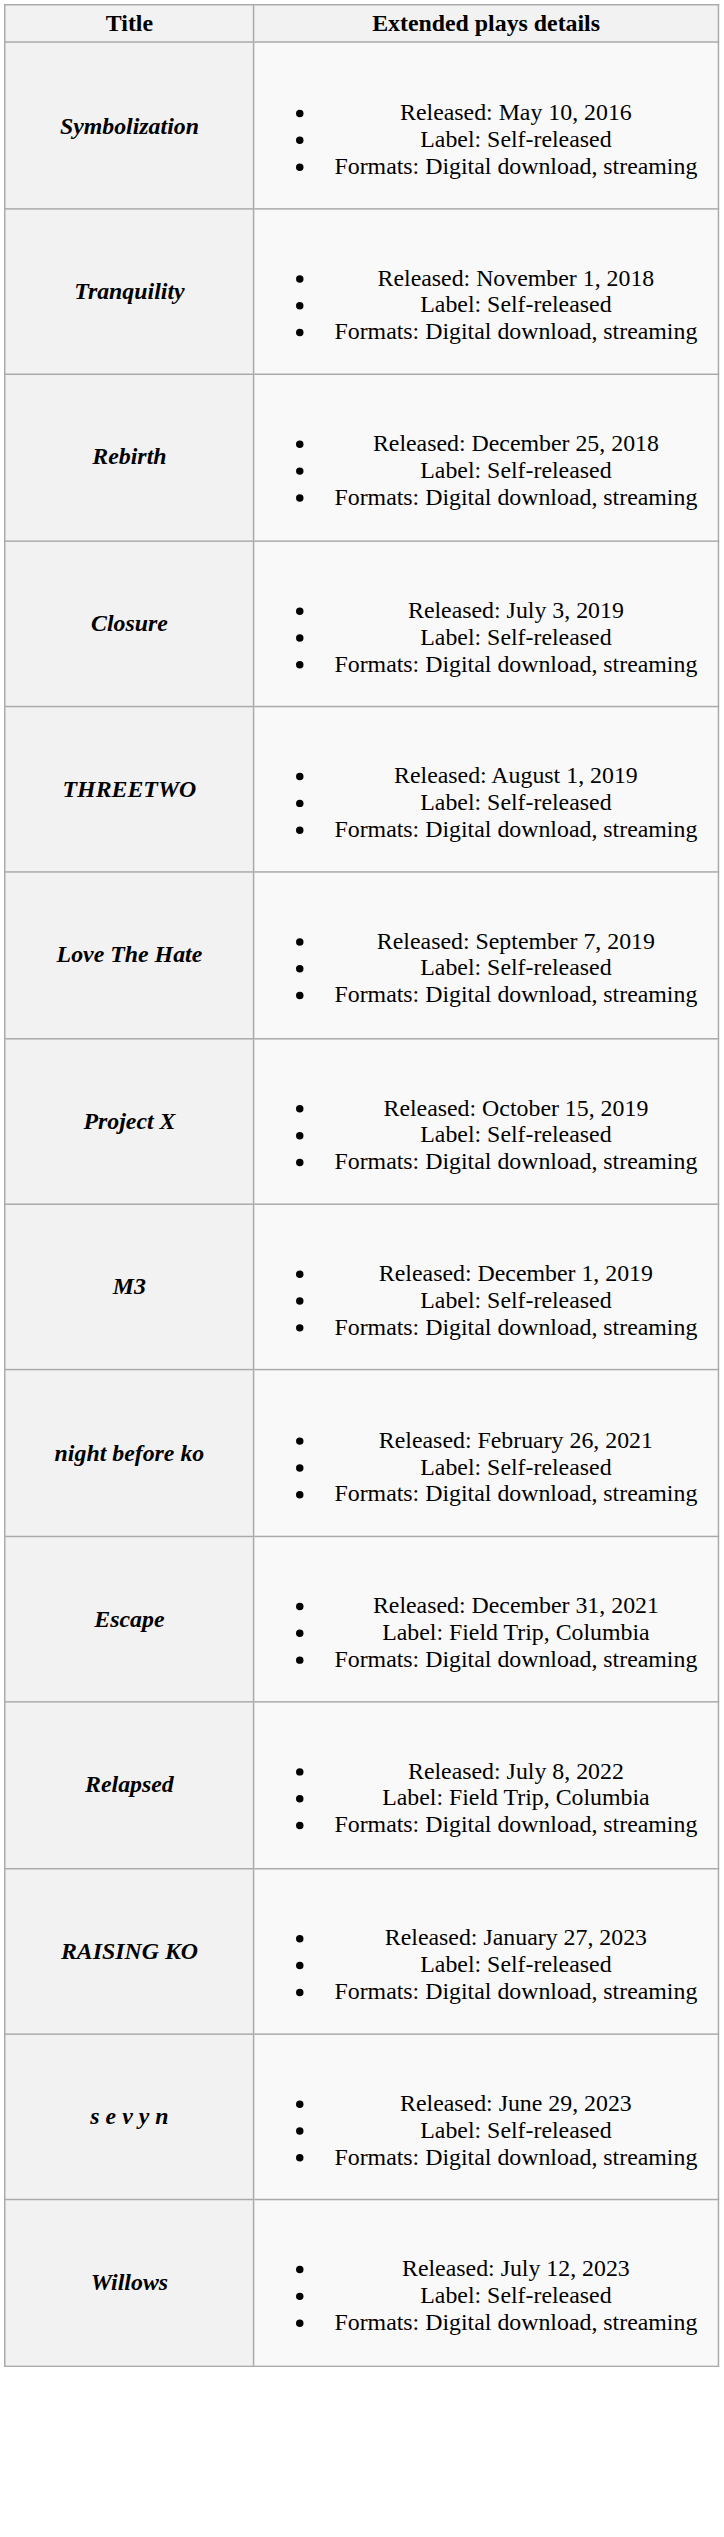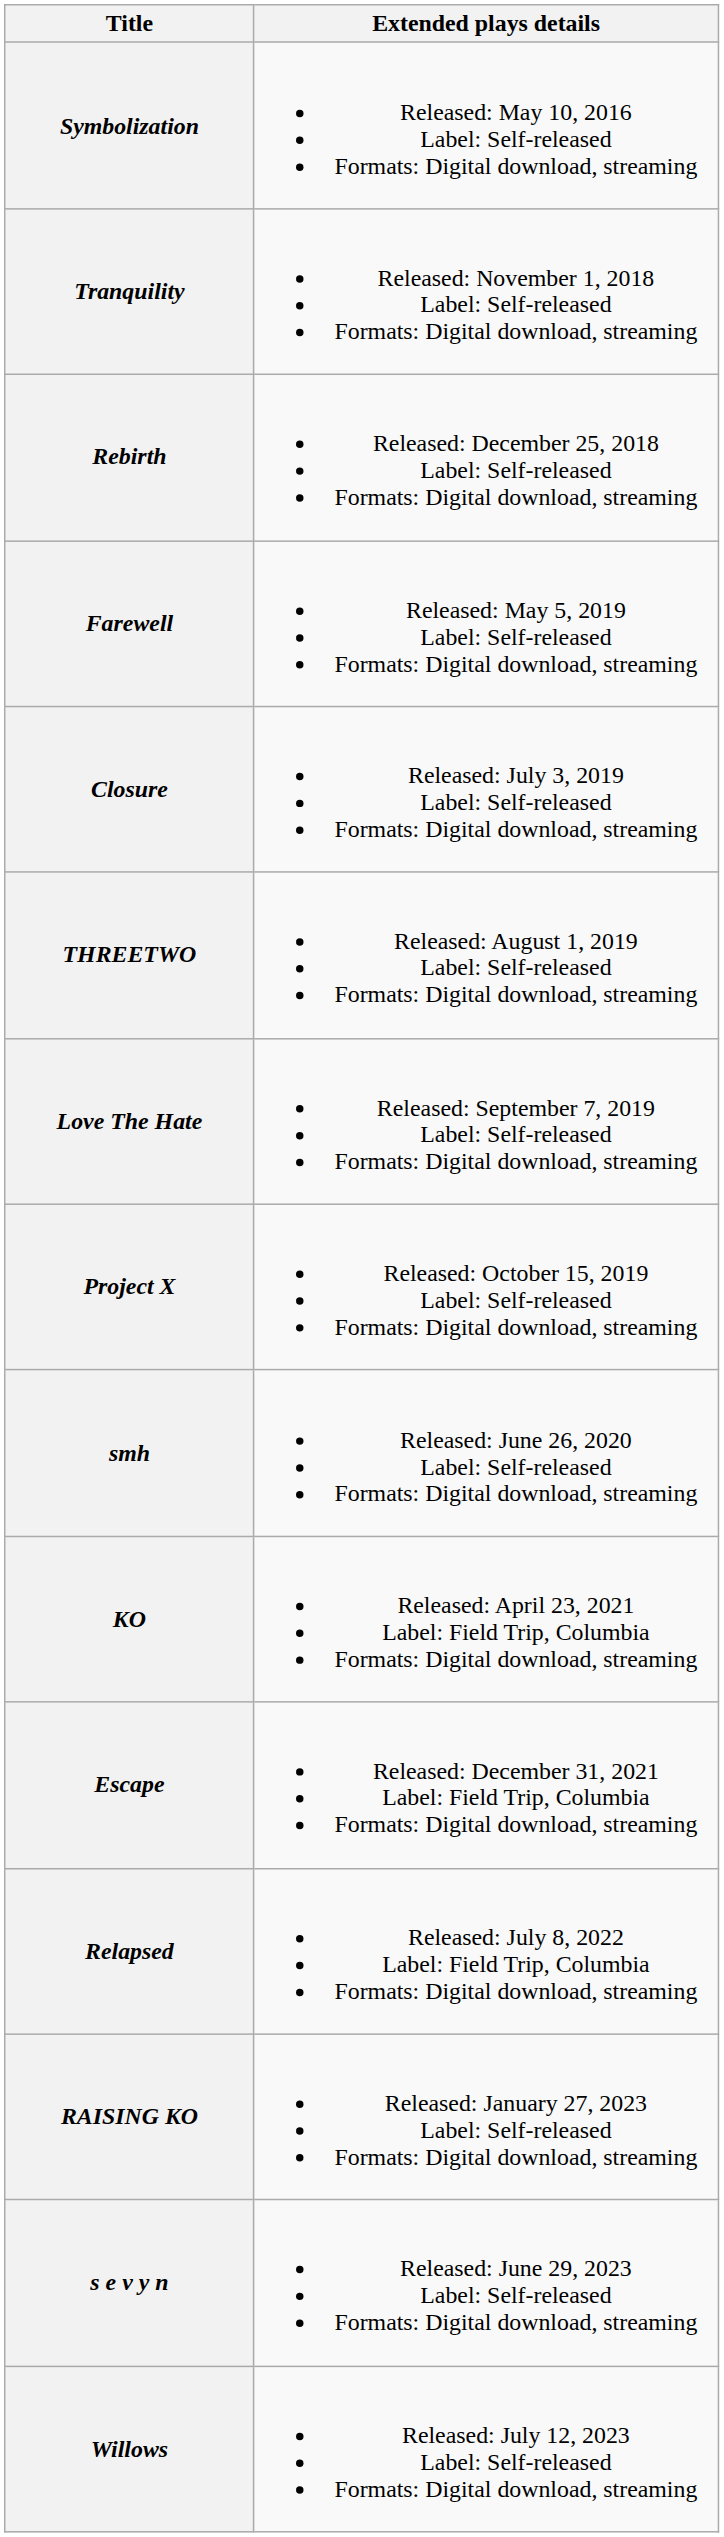+ row: (129, 623)
- row: (129, 1286)
+ row: (129, 1452)
- row: (129, 1452)
+ row: (129, 1618)
